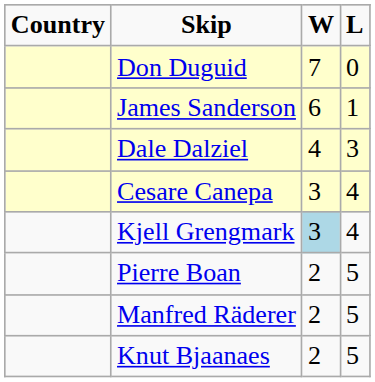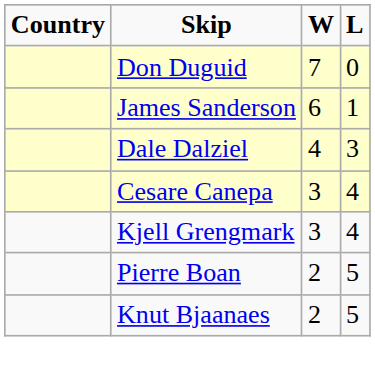(314, 231) lightblue background -> (314, 231) no background
- row: (206, 314)
